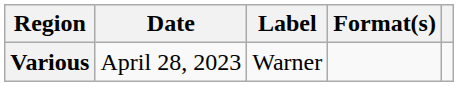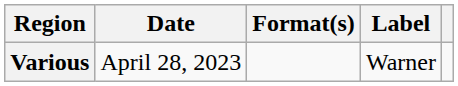columns swapped: (385, 23) <-> (287, 23)
